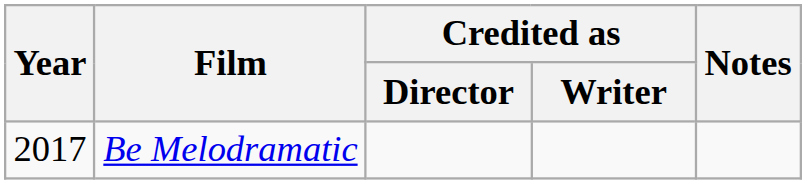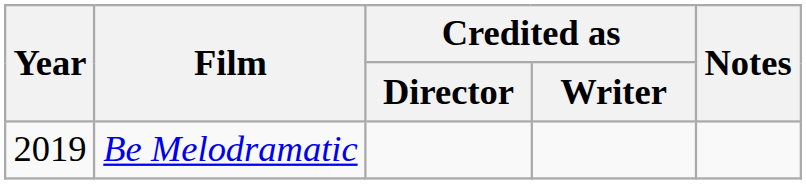(50, 149) 2017 -> (50, 149) 2019
